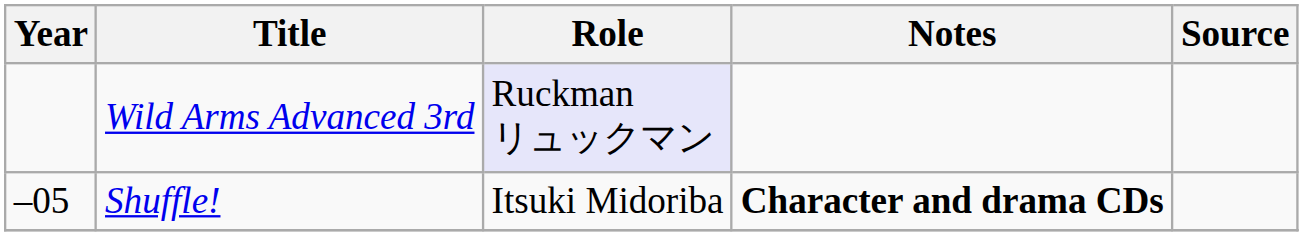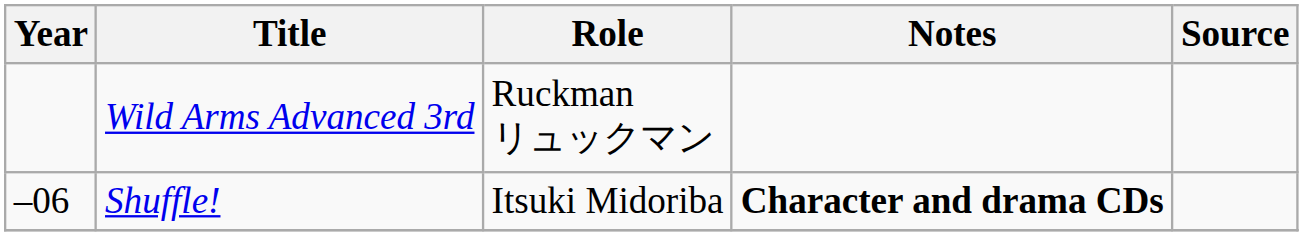(603, 114) lavender background -> (603, 114) no background
(42, 200) –05 -> (42, 200) –06
